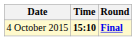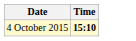- column: (115, 12)
